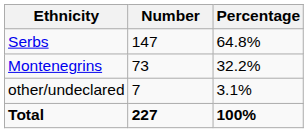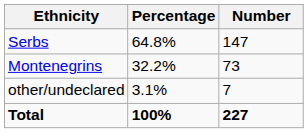columns swapped: (170, 16) <-> (258, 16)
